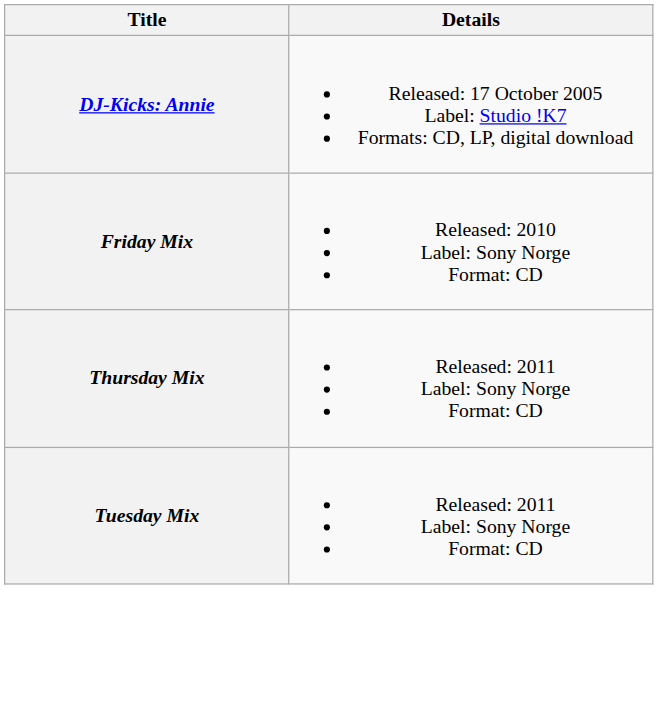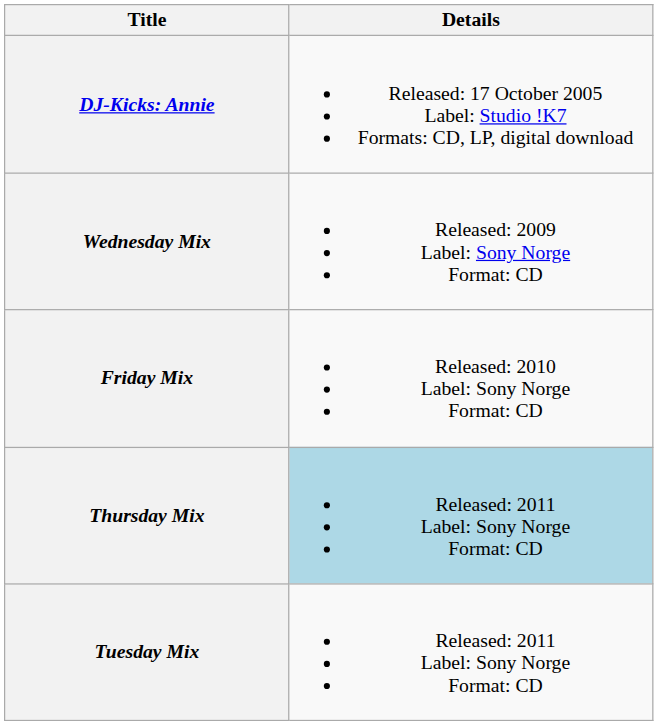+ row: (147, 241)
(471, 389) no background -> (471, 526) lightblue background
